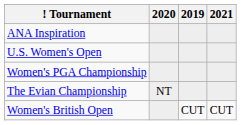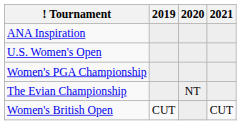columns swapped: (193, 14) <-> (164, 14)
